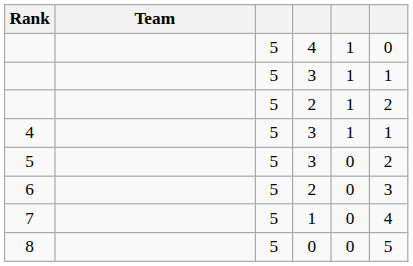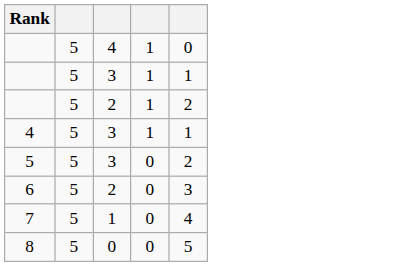- column: (155, 19)
